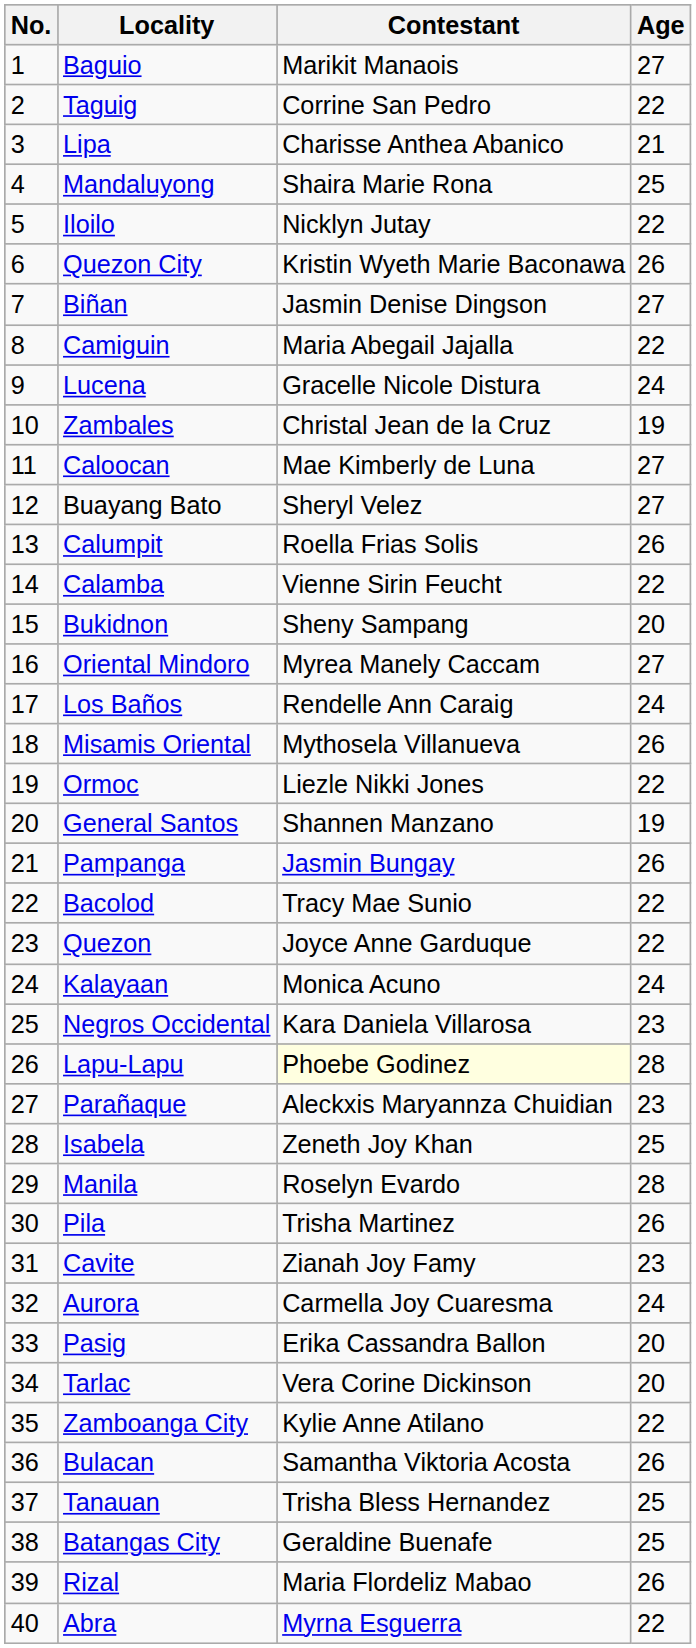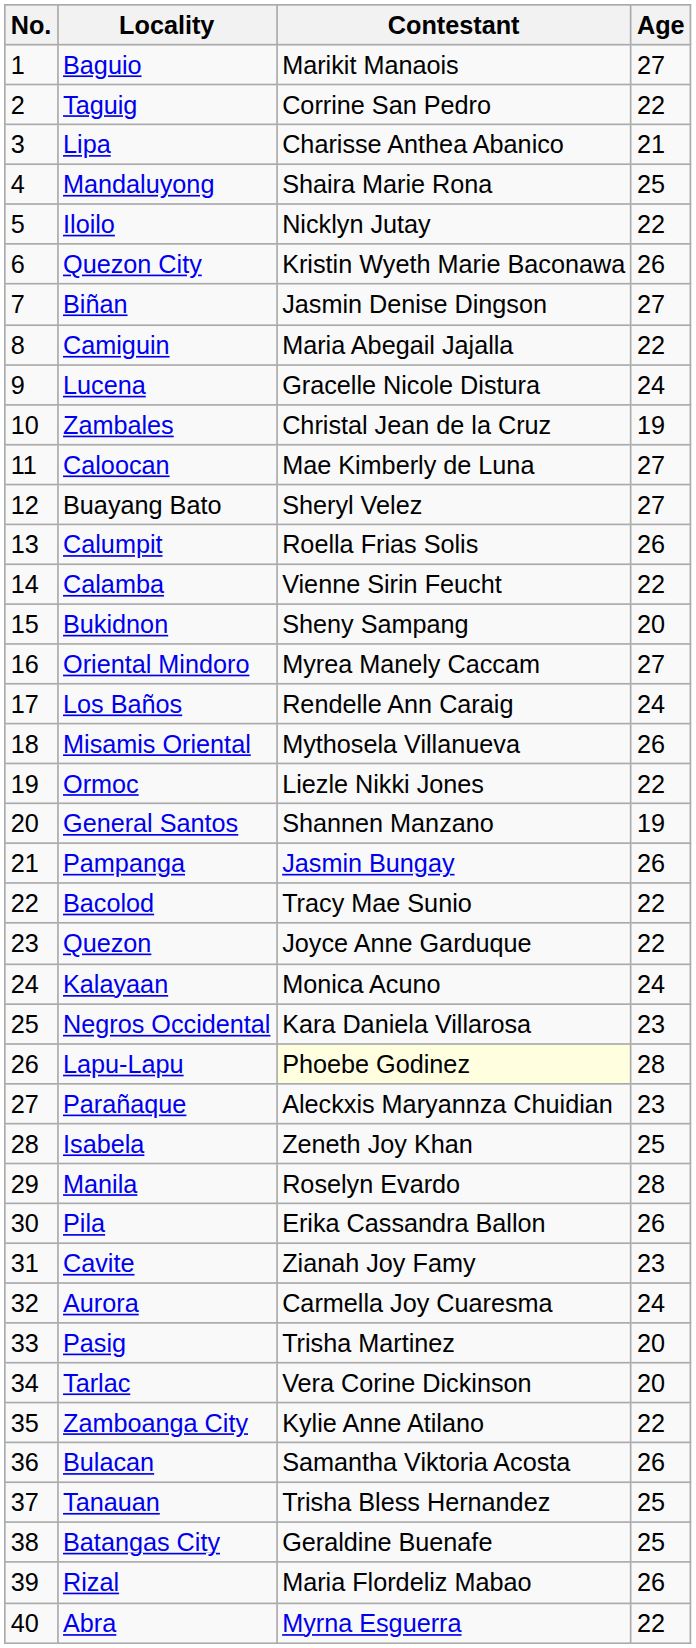(369, 1223) Trisha Martinez -> (414, 1223) Erika Cassandra Ballon
(414, 1343) Erika Cassandra Ballon -> (369, 1343) Trisha Martinez
